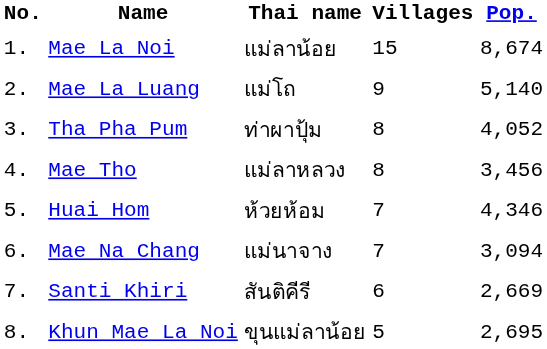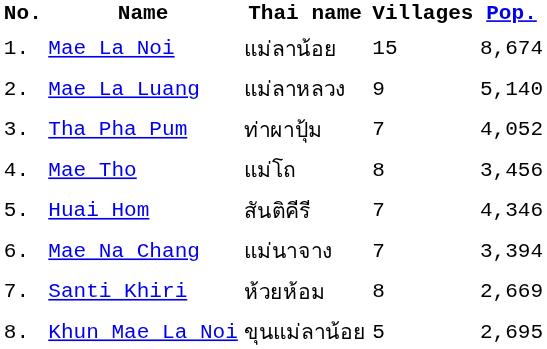(270, 91) แม่โถ -> (295, 91) แม่ลาหลวง
(379, 130) 8 -> (379, 130) 7
(295, 172) แม่ลาหลวง -> (270, 172) แม่โถ
(285, 212) ห้วยห้อม -> (278, 212) สันติคีรี
(512, 251) 3,094 -> (512, 251) 3,394
(278, 293) สันติคีรี -> (285, 293) ห้วยห้อม
(379, 292) 6 -> (379, 292) 8
